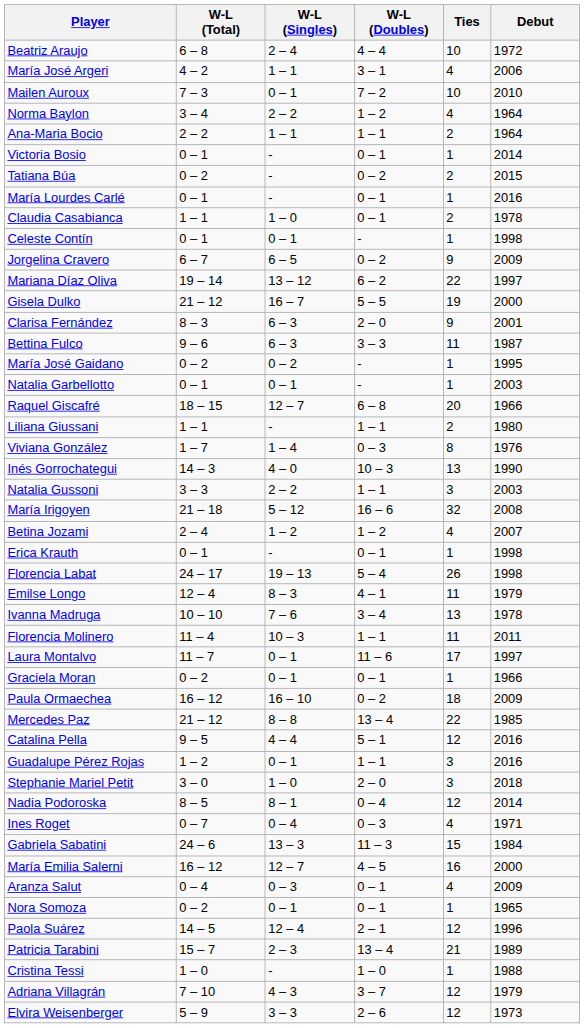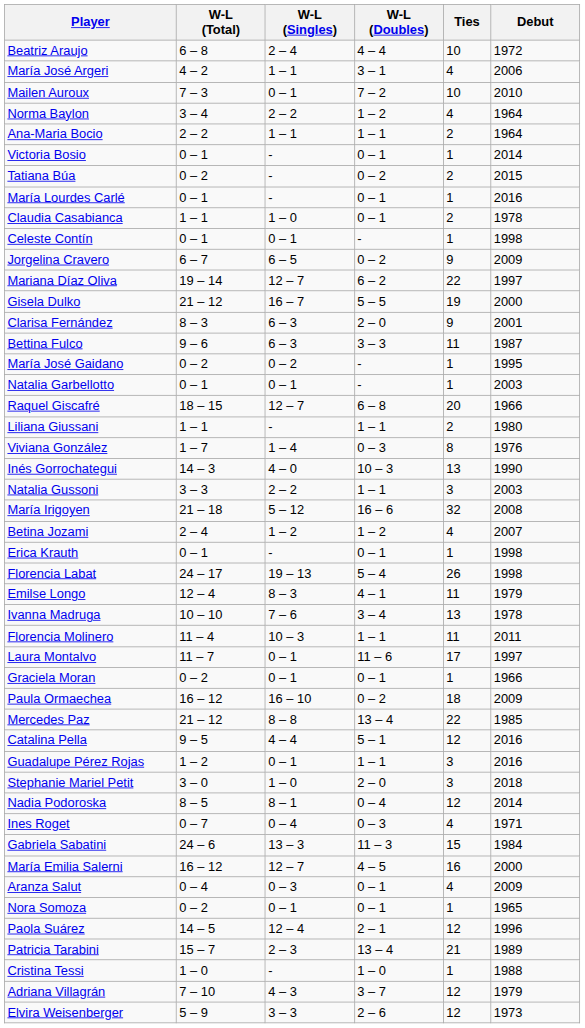(290, 280) 13 – 12 -> (286, 280) 12 – 7
